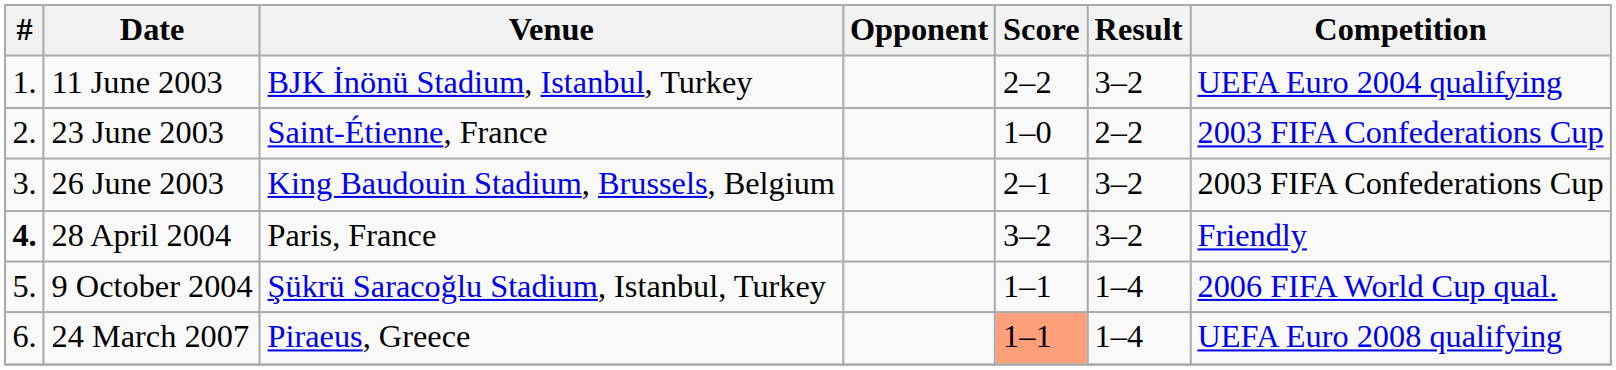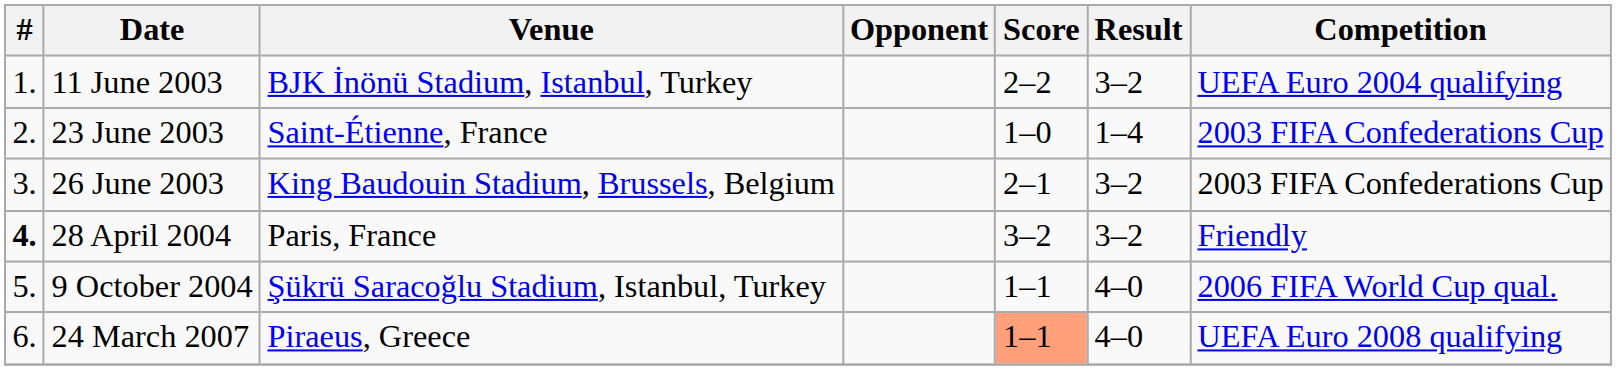(1119, 132) 2–2 -> (1119, 132) 1–4
(1119, 286) 1–4 -> (1119, 286) 4–0
(1119, 337) 1–4 -> (1119, 337) 4–0
